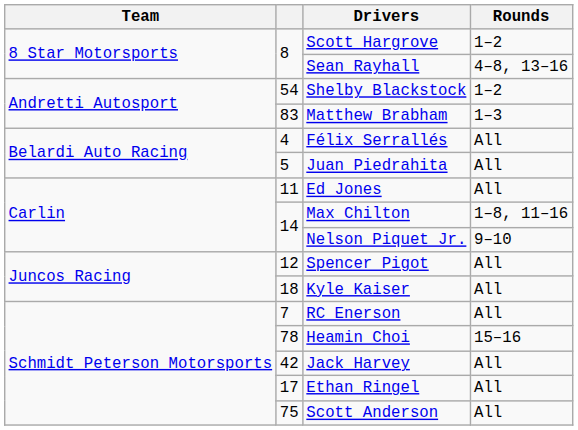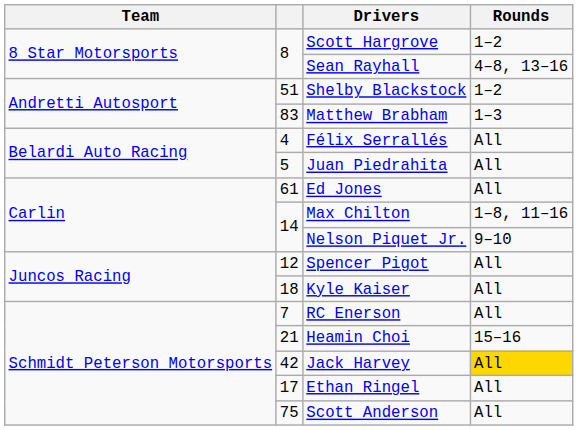(289, 91) 54 -> (289, 91) 51
(289, 190) 11 -> (289, 190) 61
(289, 338) 78 -> (289, 338) 21
(488, 363) no background -> (488, 363) gold background
